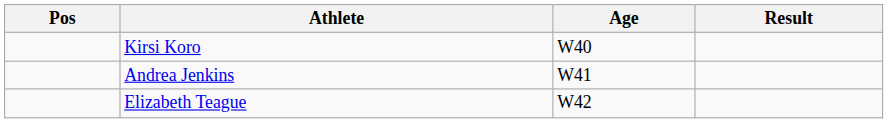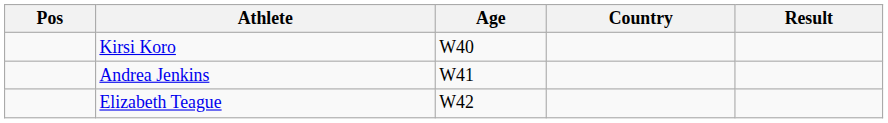+ column: (641, 18)
